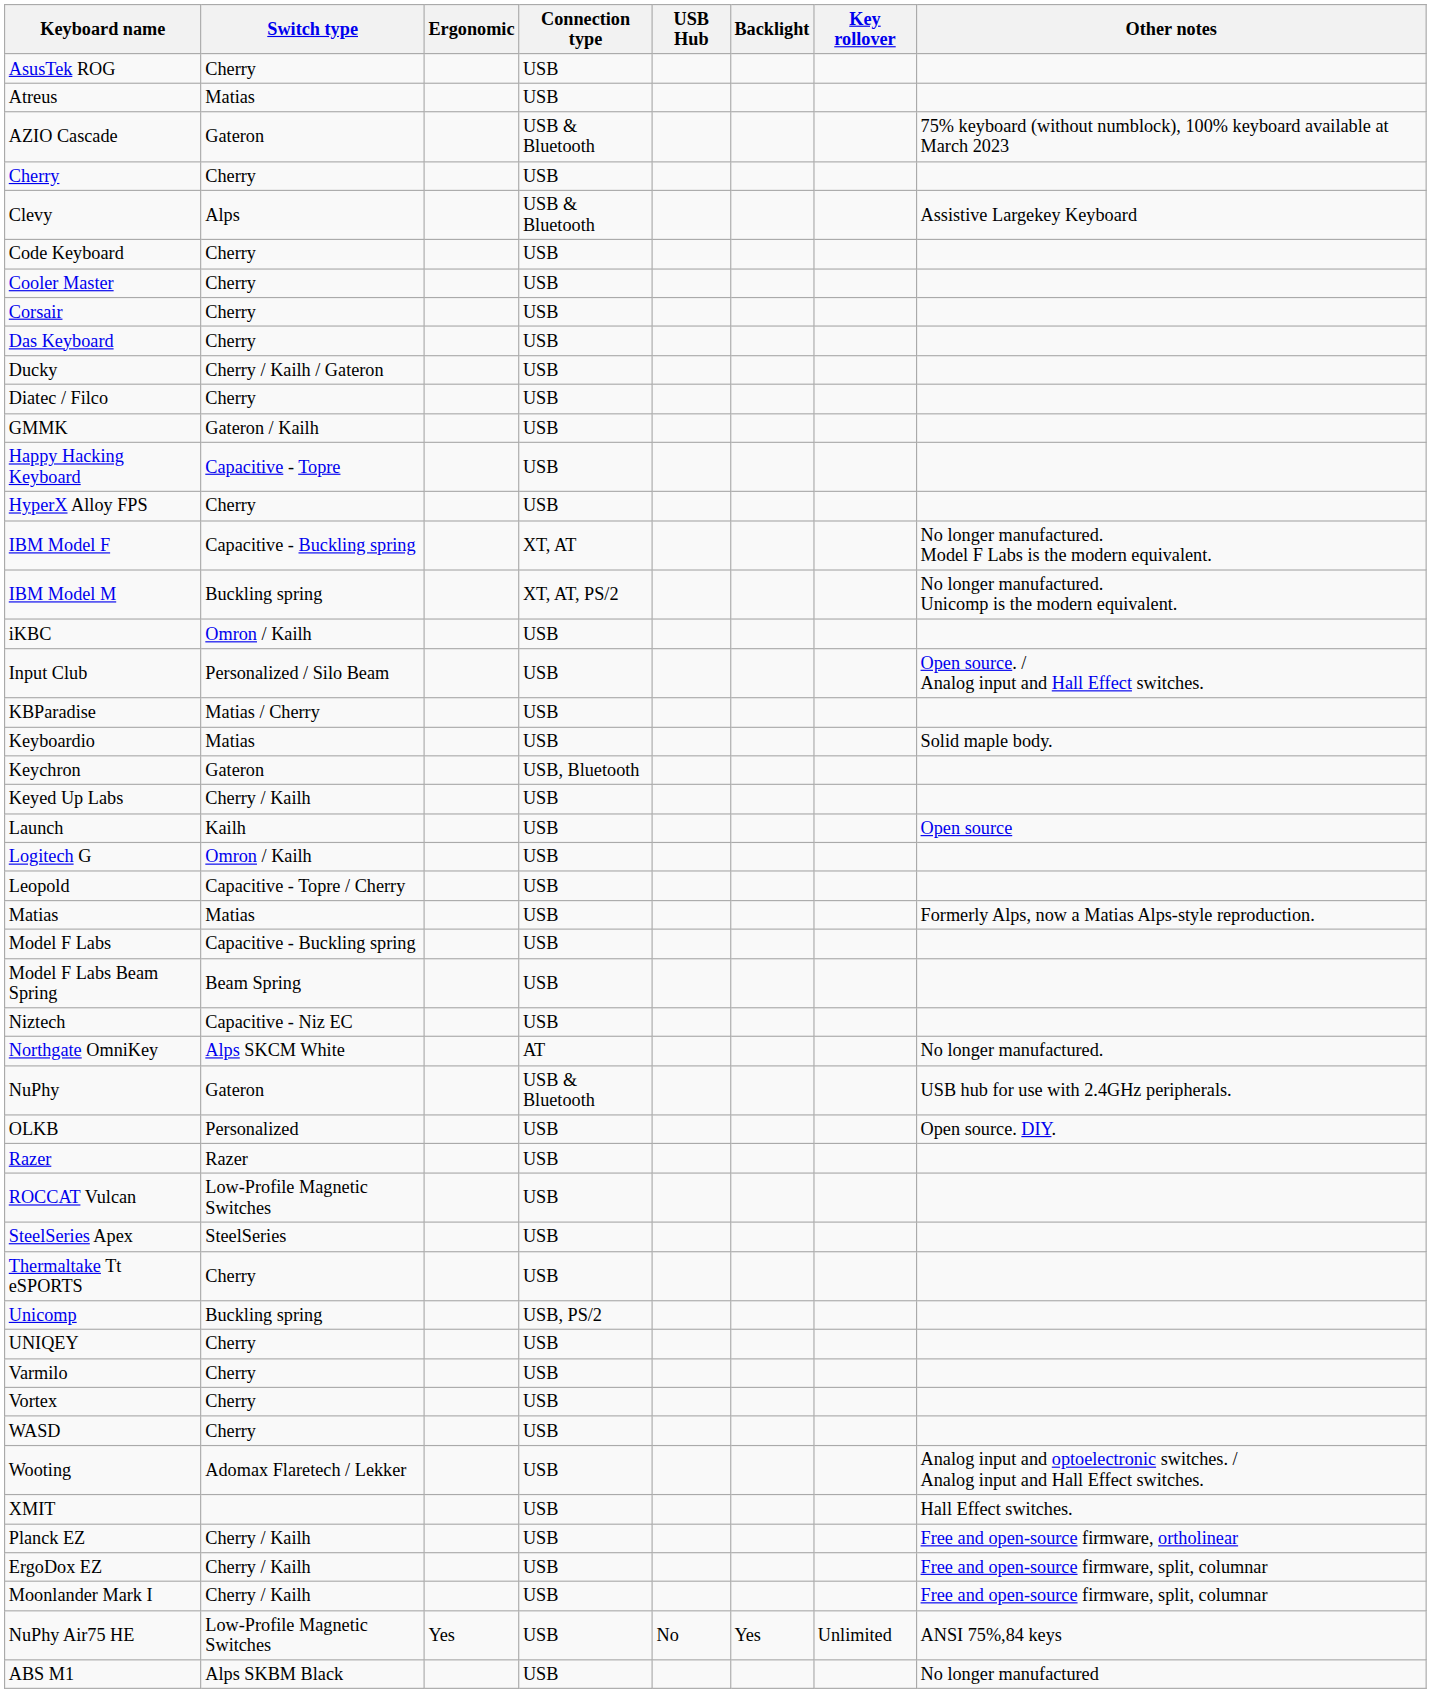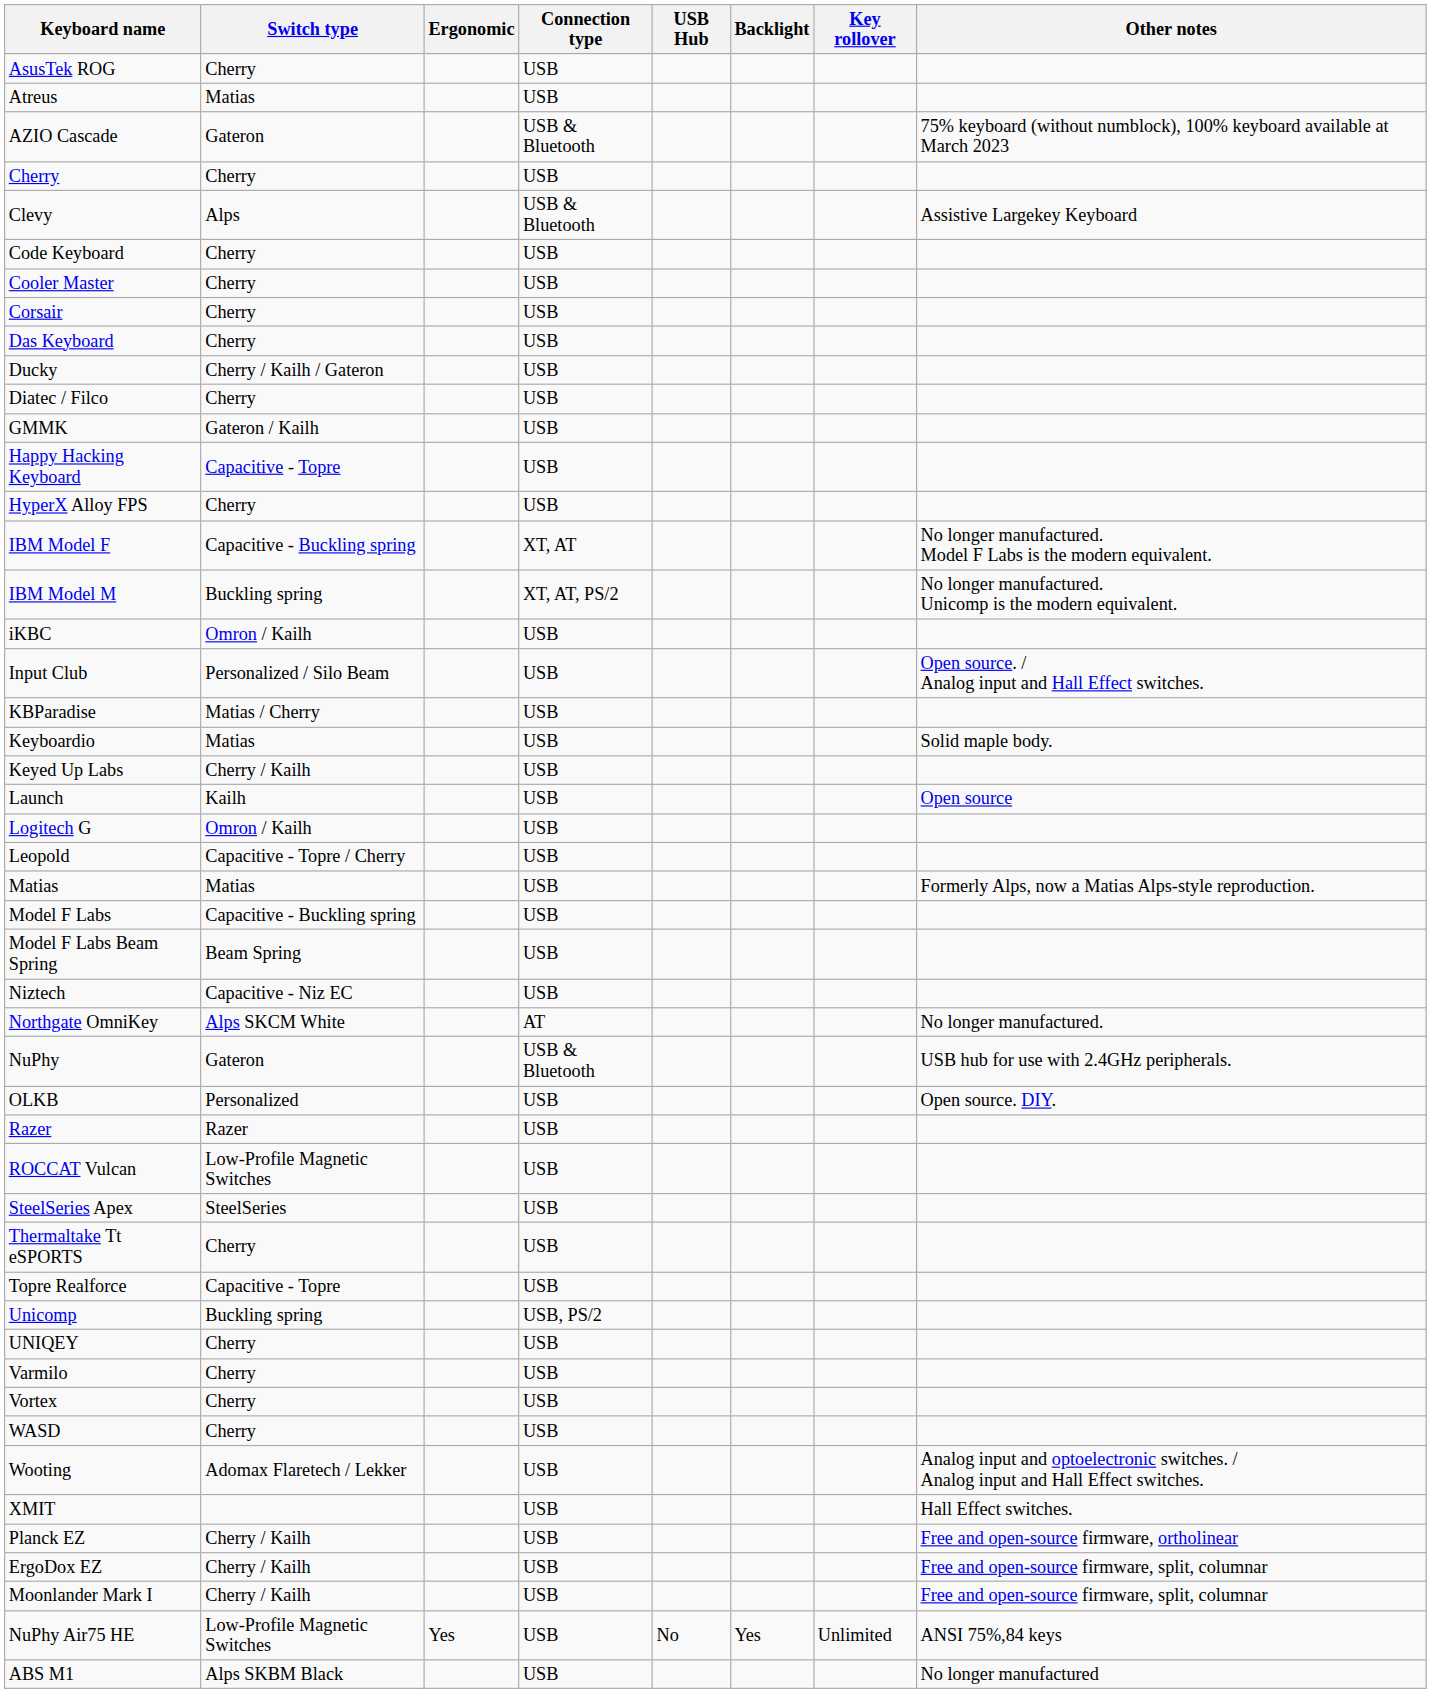- row: (45, 770)
+ row: (68, 1286)
